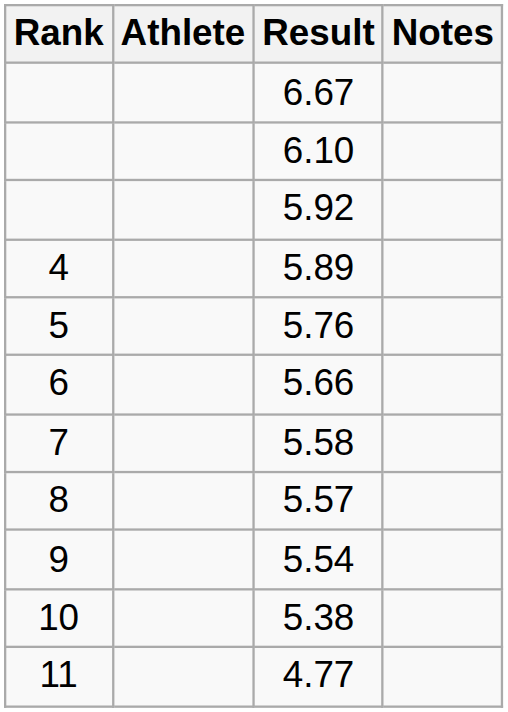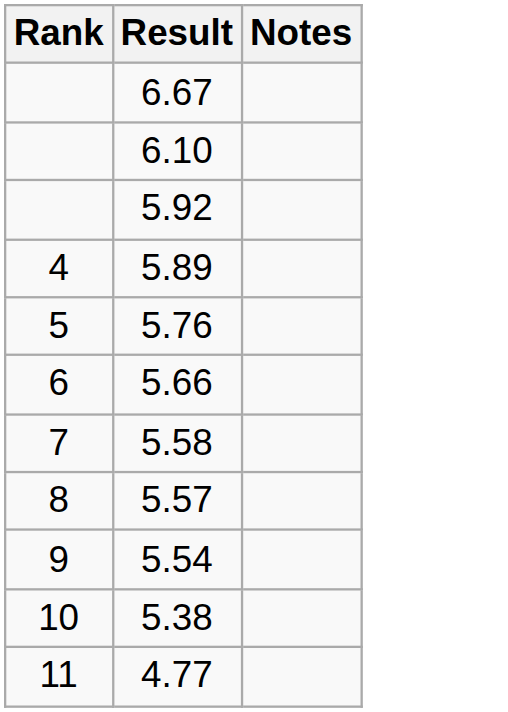- column: (183, 33)
